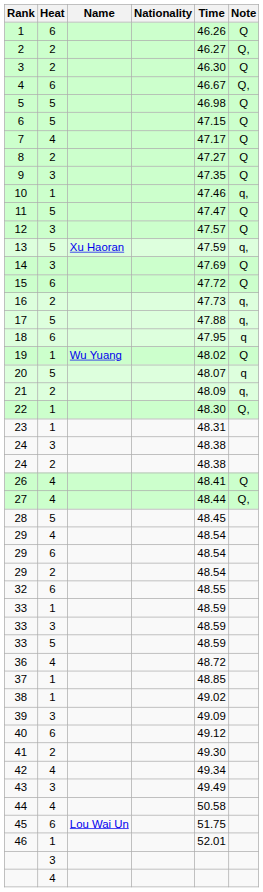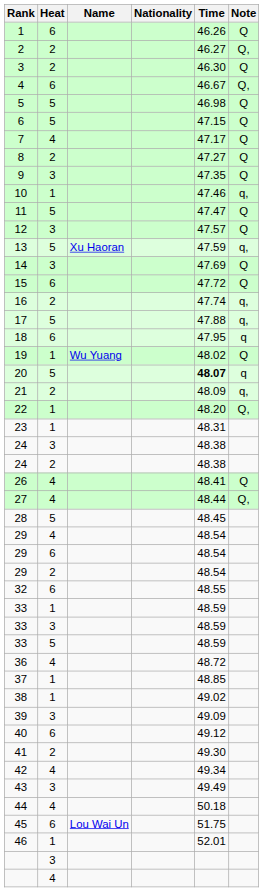(212, 301) 47.73 -> (212, 301) 47.74
(212, 373) normal -> (212, 373) bold
(212, 409) 48.30 -> (212, 409) 48.20
(212, 806) 50.58 -> (212, 806) 50.18
